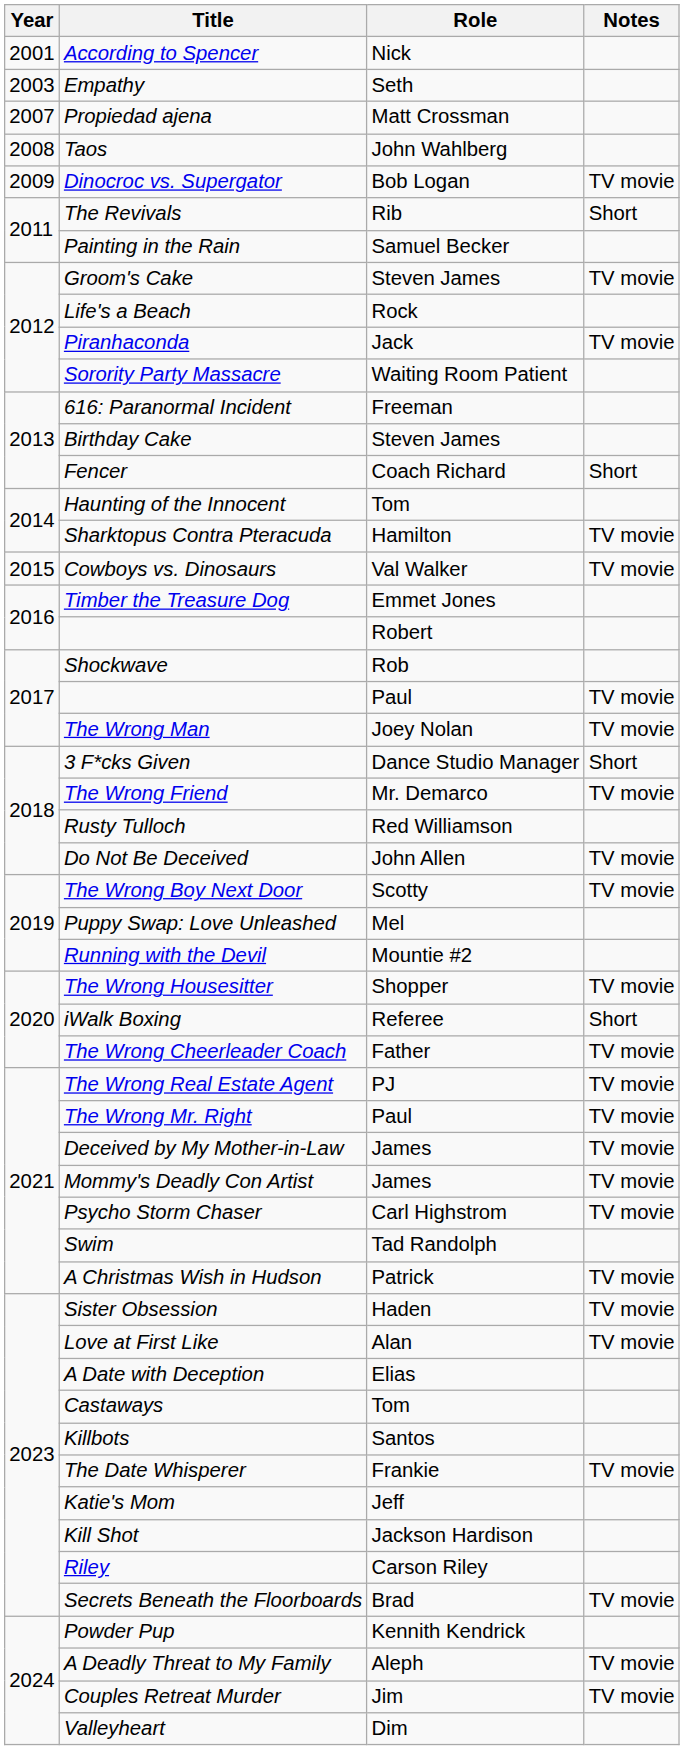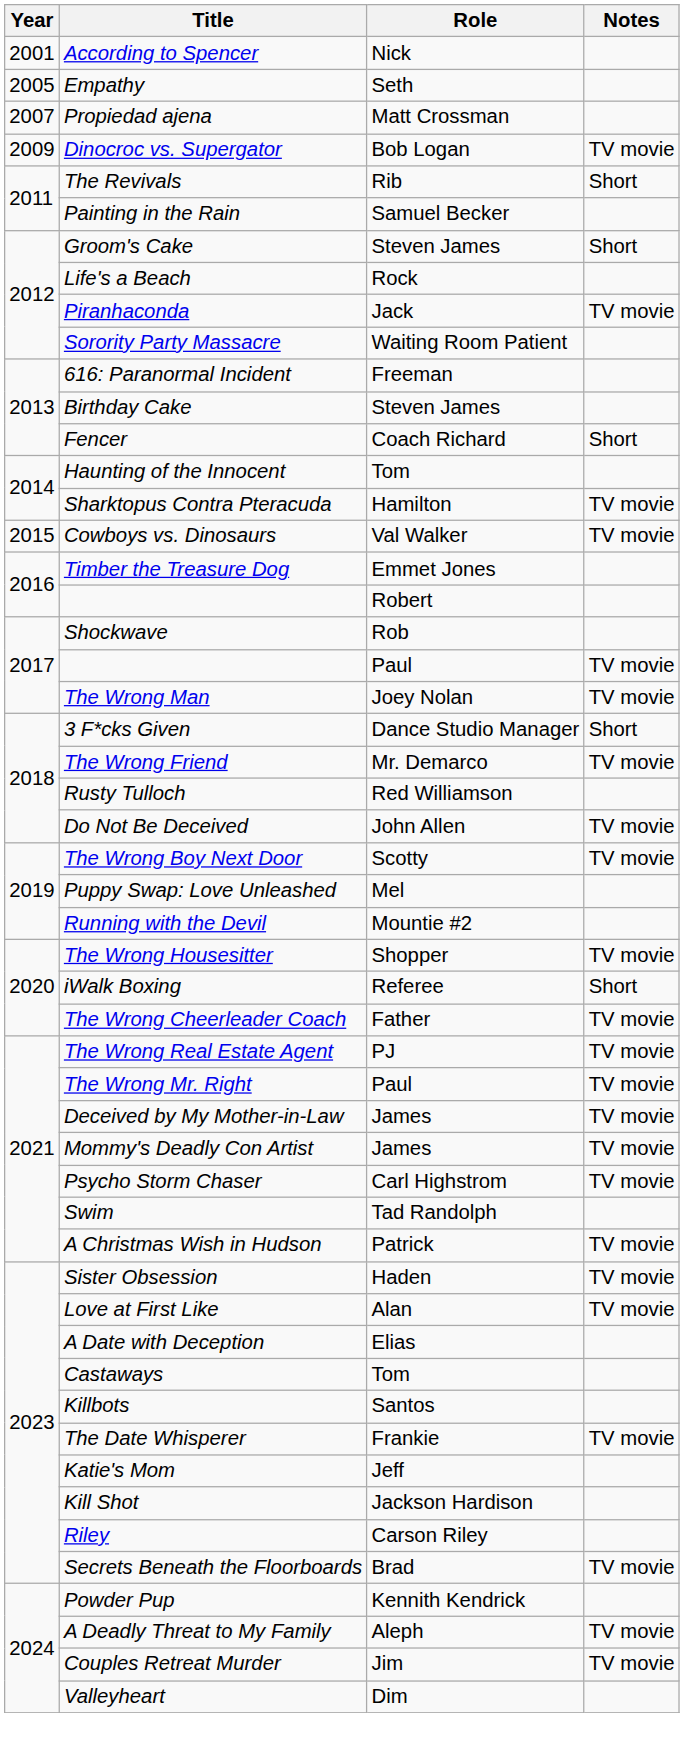(32, 85) 2003 -> (32, 85) 2005
- row: (86, 149)
(632, 278) TV movie -> (613, 246) Short
